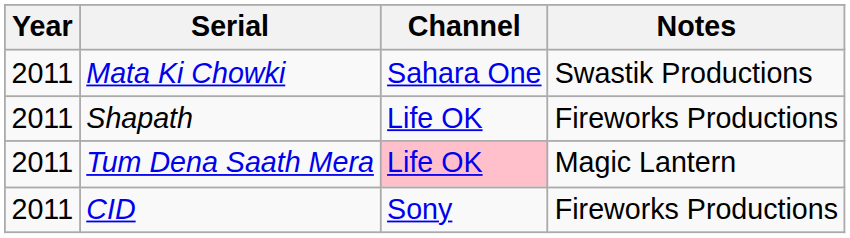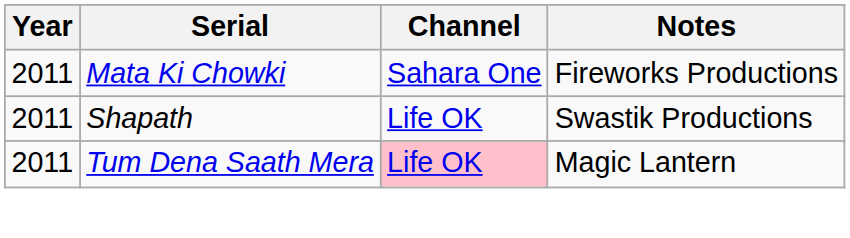(684, 72) Swastik Productions -> (696, 72) Fireworks Productions
(696, 118) Fireworks Productions -> (684, 118) Swastik Productions
- row: (111, 208)
